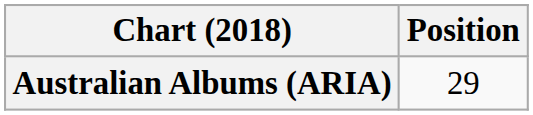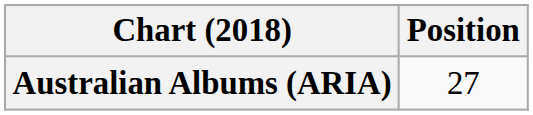(463, 82) 29 -> (463, 82) 27
